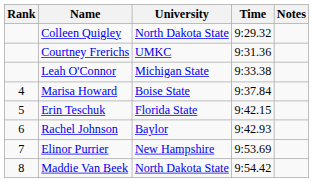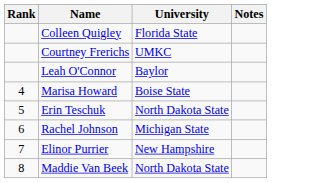- column: (253, 14)
(182, 33) North Dakota State -> (166, 33) Florida State
(172, 71) Michigan State -> (151, 71) Baylor
(166, 110) Florida State -> (182, 110) North Dakota State
(151, 129) Baylor -> (172, 129) Michigan State
